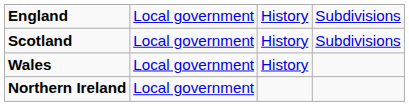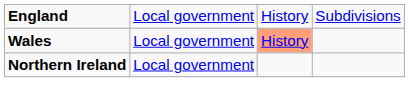- row: (40, 40)
(285, 64) no background -> (285, 40) lightsalmon background
